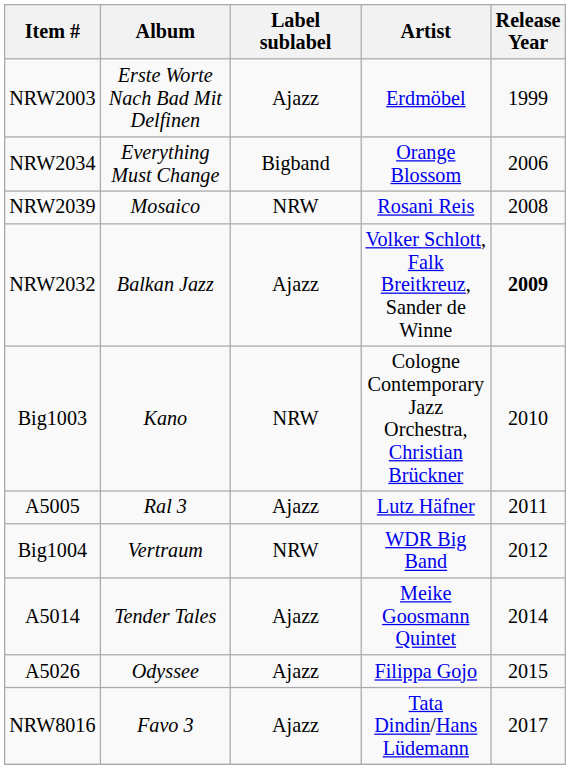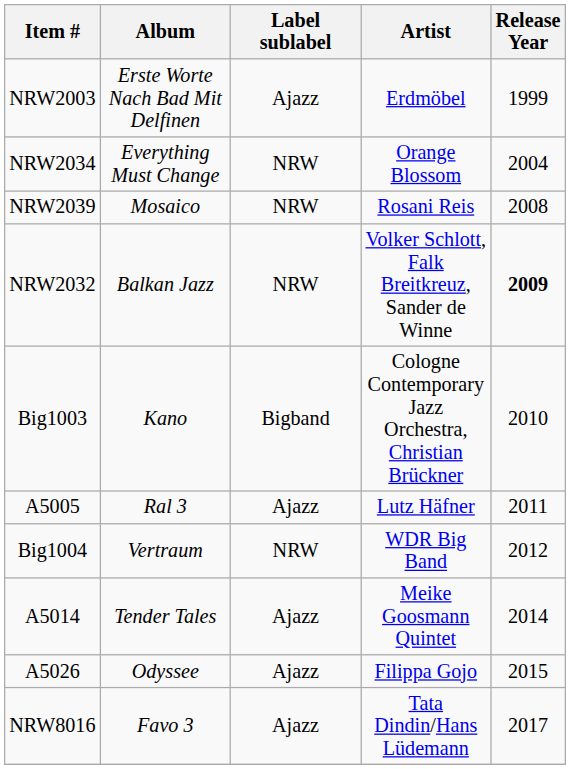(296, 163) Bigband -> (296, 163) NRW
(528, 163) 2006 -> (528, 163) 2004
(296, 284) Ajazz -> (296, 284) NRW
(296, 418) NRW -> (296, 418) Bigband
